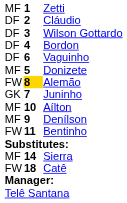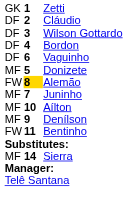(13, 8) MF -> (13, 8) GK
(13, 94) GK -> (13, 94) MF
- row: (55, 168)
